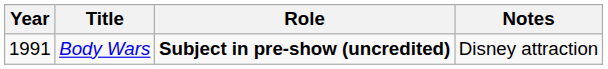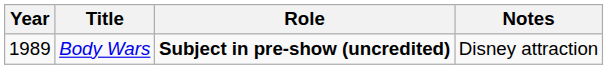(30, 49) 1991 -> (30, 49) 1989
